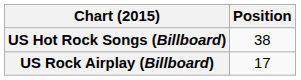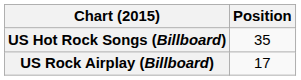(262, 39) 38 -> (262, 39) 35
